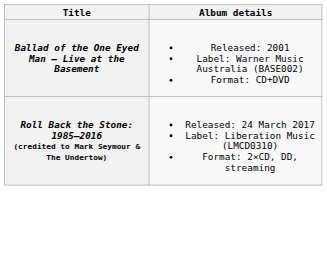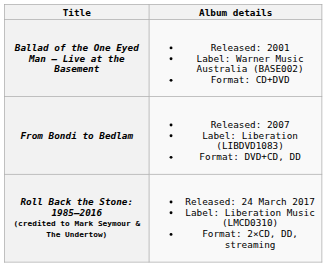+ row: (77, 135)
